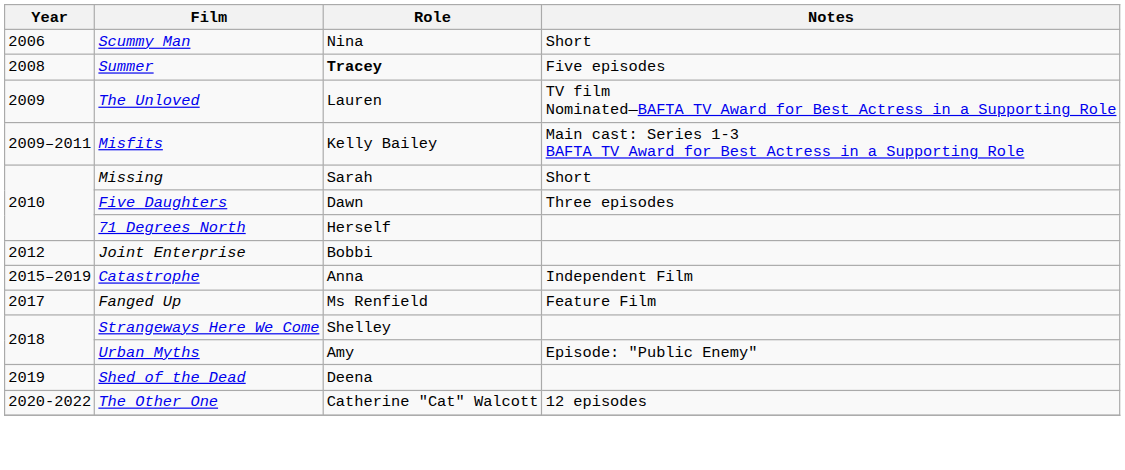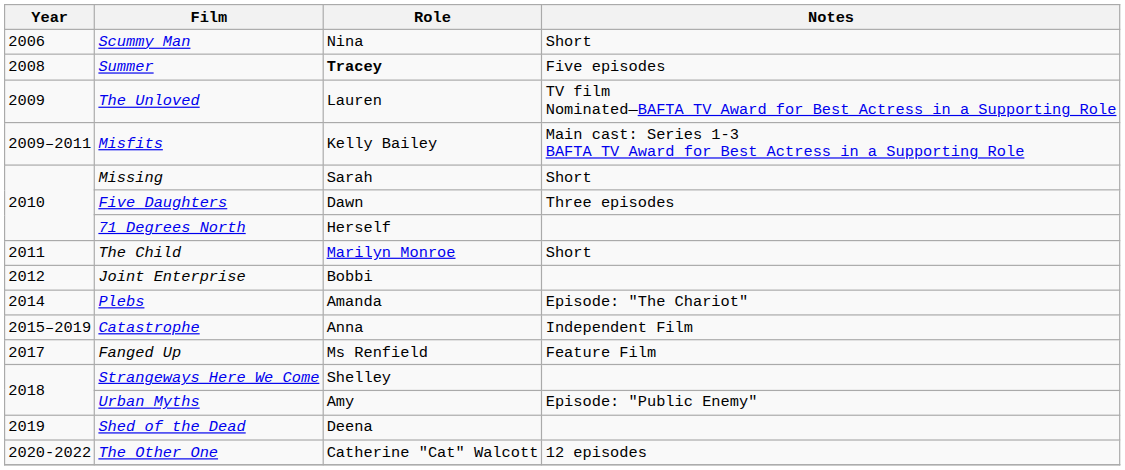+ row: (140, 253)
+ row: (121, 303)
